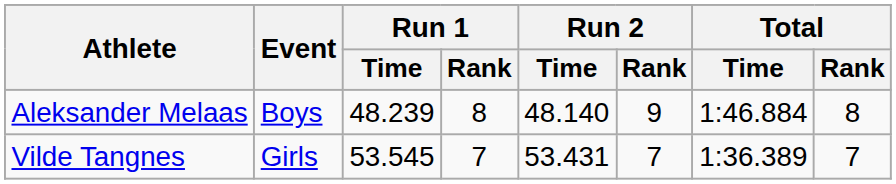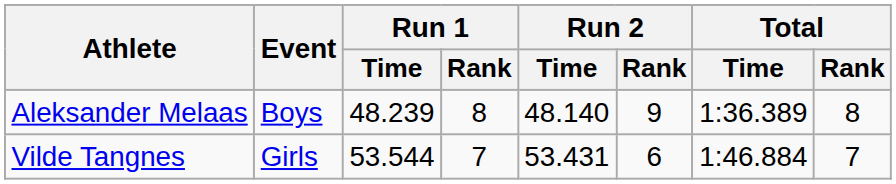(753, 113) 1:46.884 -> (753, 113) 1:36.389
(392, 157) 53.545 -> (392, 157) 53.544
(654, 157) 7 -> (654, 157) 6
(753, 157) 1:36.389 -> (753, 157) 1:46.884
